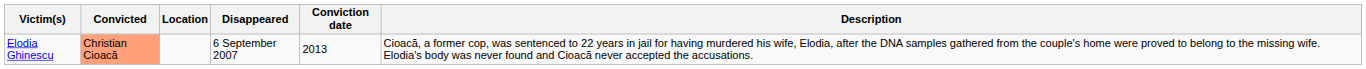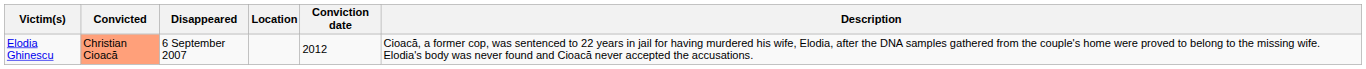columns swapped: (185, 19) <-> (255, 19)
(315, 49) 2013 -> (315, 49) 2012
